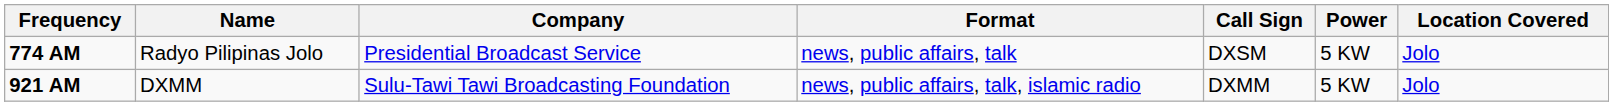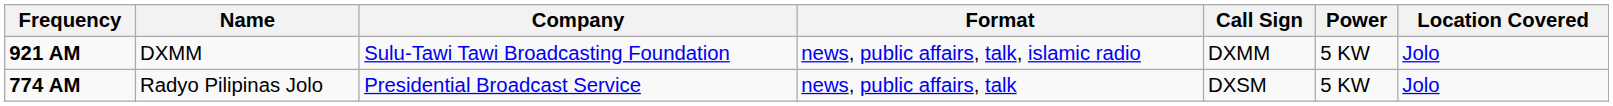rows swapped: (45, 52) <-> (45, 85)
